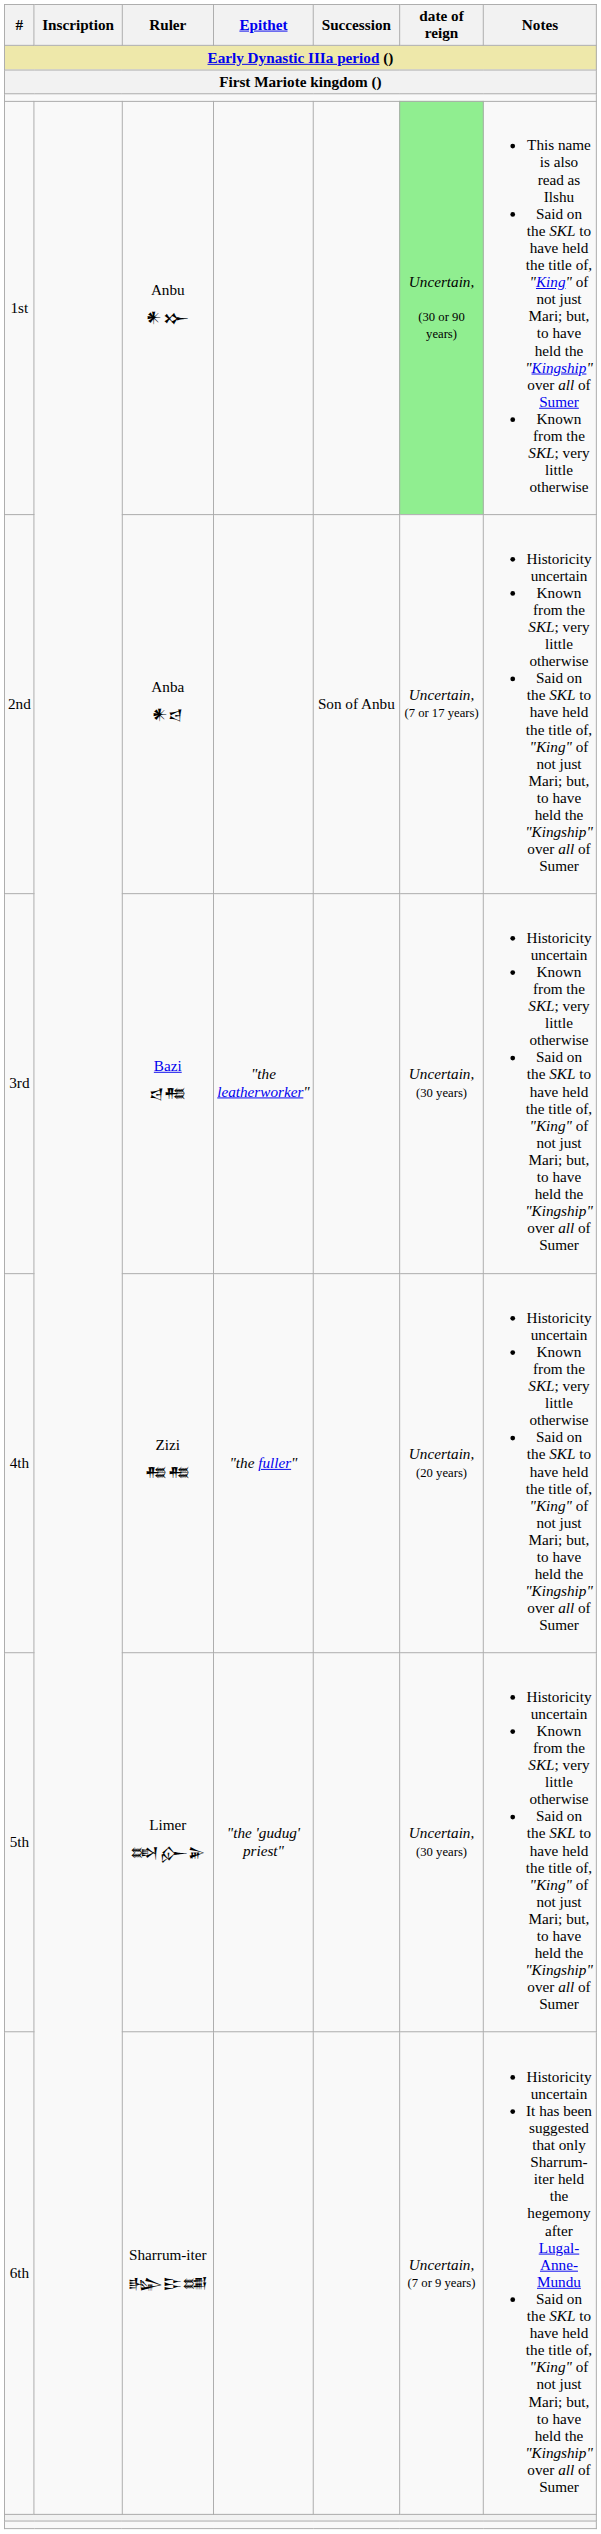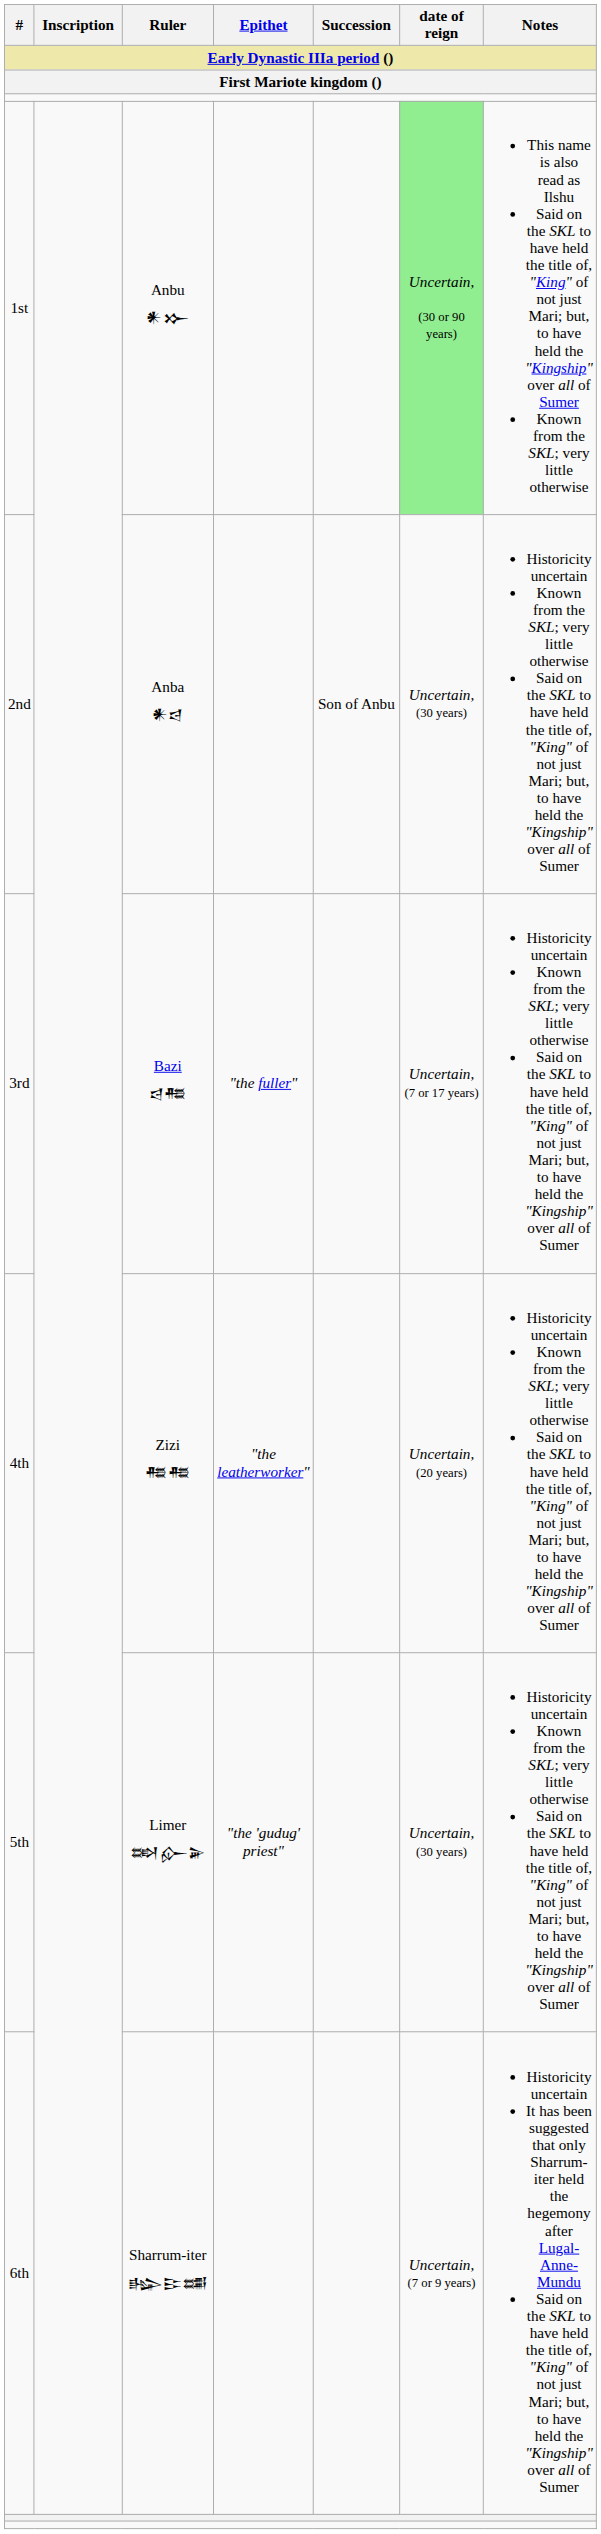(442, 704) Uncertain, (7 or 17 years) -> (442, 704) Uncertain, (30 years)
(263, 1083) "the leatherworker" -> (263, 1083) "the fuller"
(442, 1083) Uncertain, (30 years) -> (442, 1083) Uncertain, (7 or 17 years)
(263, 1463) "the fuller" -> (263, 1463) "the leatherworker"
